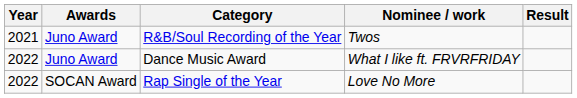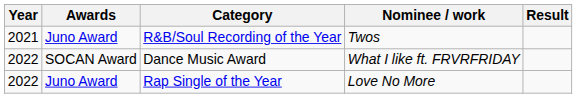(81, 59) Juno Award -> (91, 59) SOCAN Award
(91, 81) SOCAN Award -> (81, 81) Juno Award
